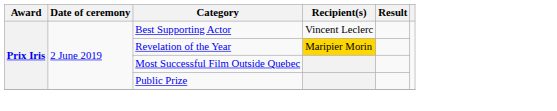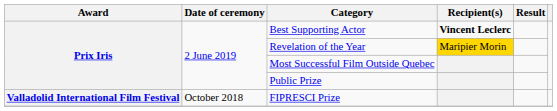(339, 30) normal -> (475, 30) bold
+ row: (305, 98)
